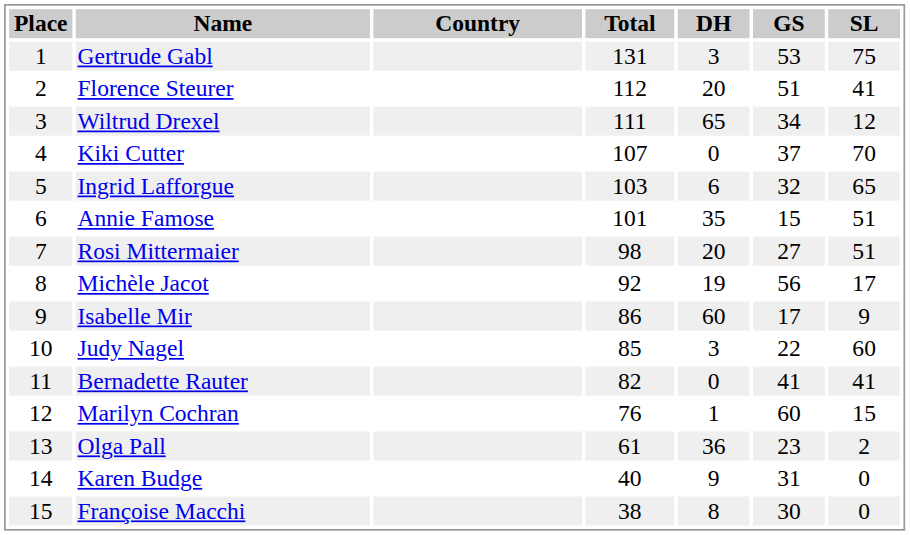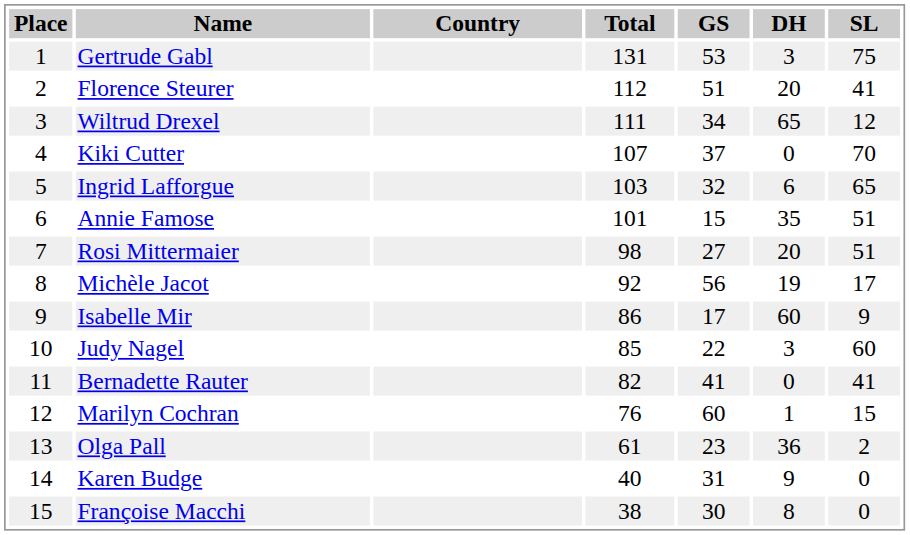columns swapped: (714, 24) <-> (789, 24)
